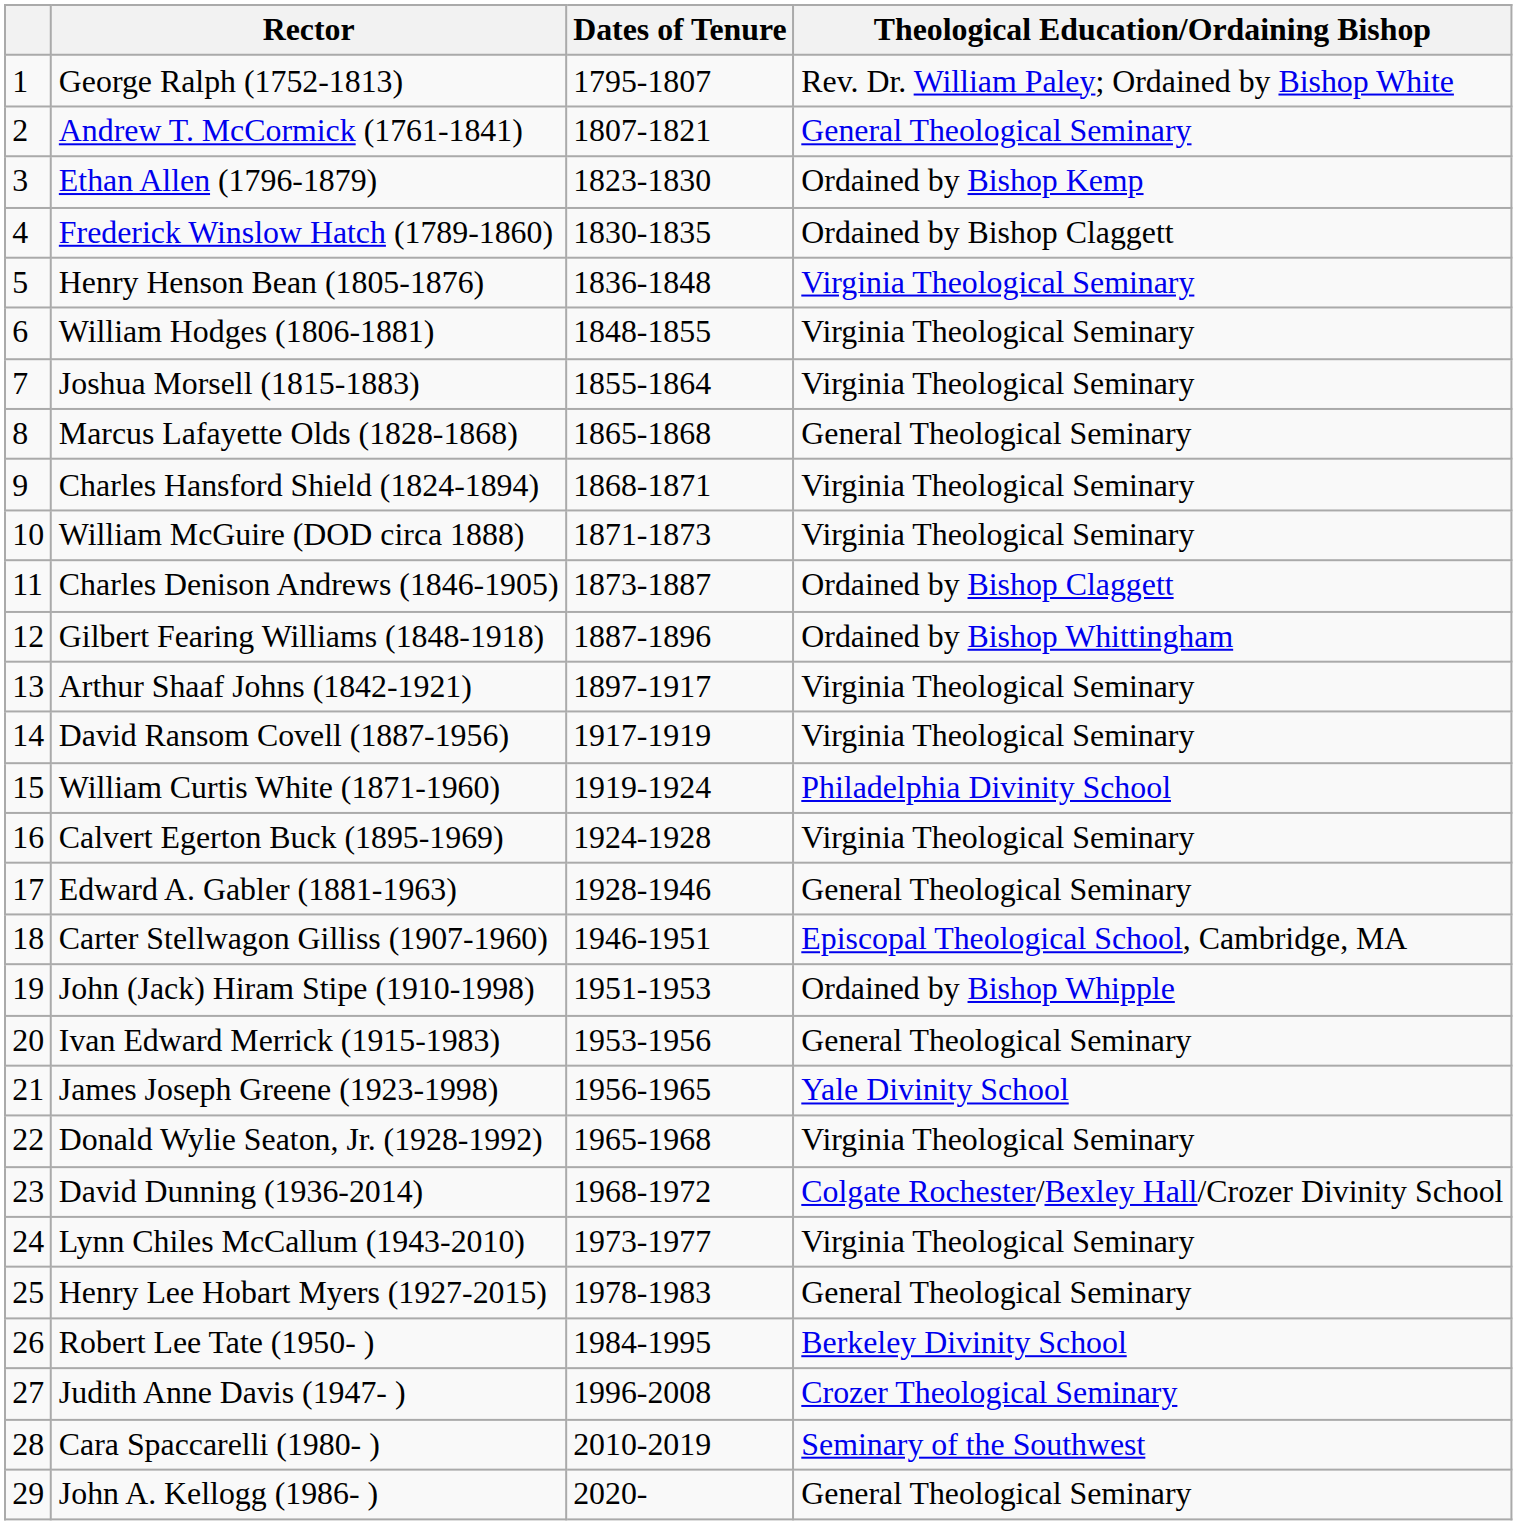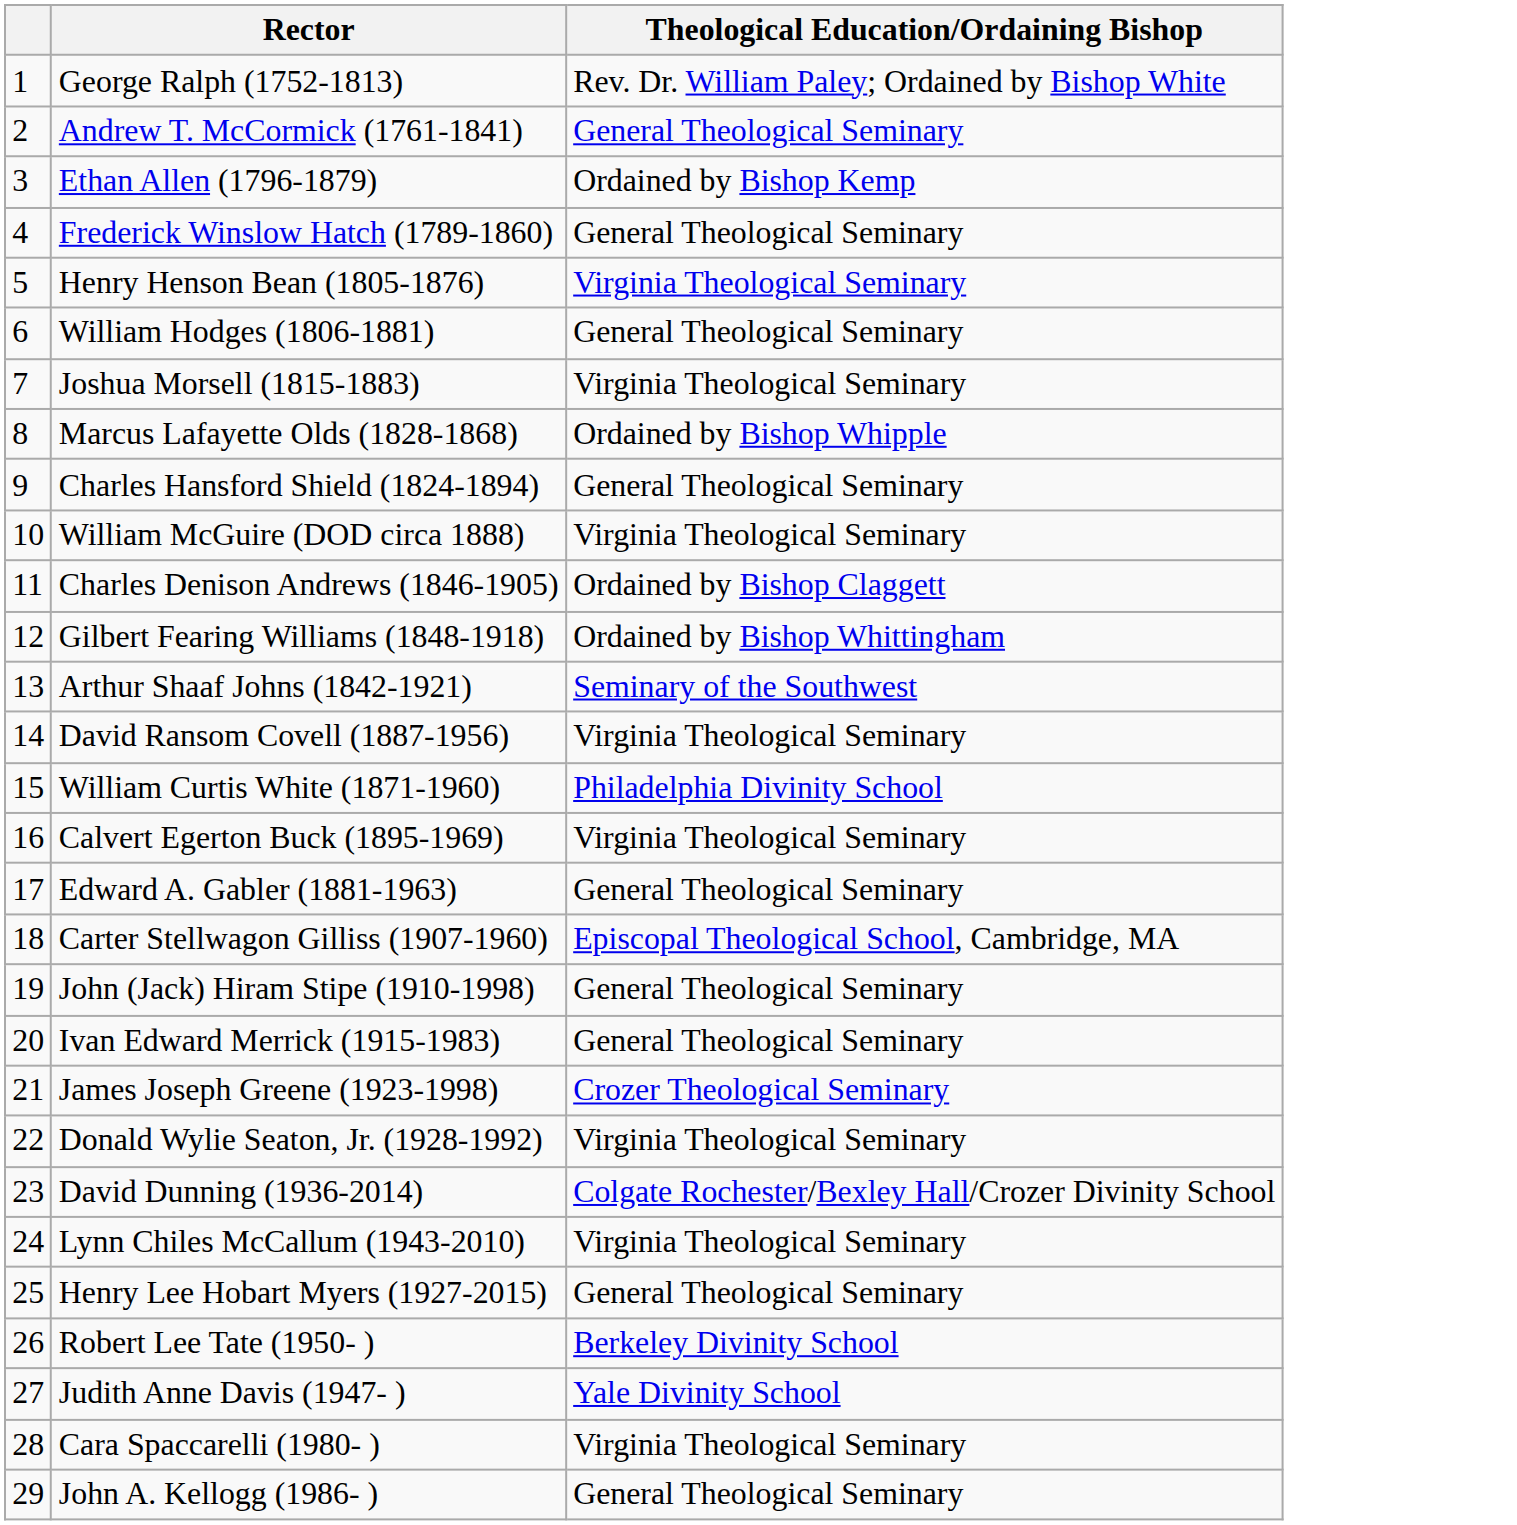- column: (680, 29)
(987, 231) Ordained by Bishop Claggett -> (768, 231) General Theological Seminary
(998, 332) Virginia Theological Seminary -> (768, 332) General Theological Seminary
(996, 433) General Theological Seminary -> (760, 433) Ordained by Bishop Whipple
(998, 484) Virginia Theological Seminary -> (768, 484) General Theological Seminary
(998, 686) Virginia Theological Seminary -> (745, 686) Seminary of the Southwest
(988, 989) Ordained by Bishop Whipple -> (768, 989) General Theological Seminary
(935, 1090) Yale Divinity School -> (761, 1090) Crozer Theological Seminary
(989, 1393) Crozer Theological Seminary -> (707, 1393) Yale Divinity School
(973, 1443) Seminary of the Southwest -> (770, 1443) Virginia Theological Seminary
